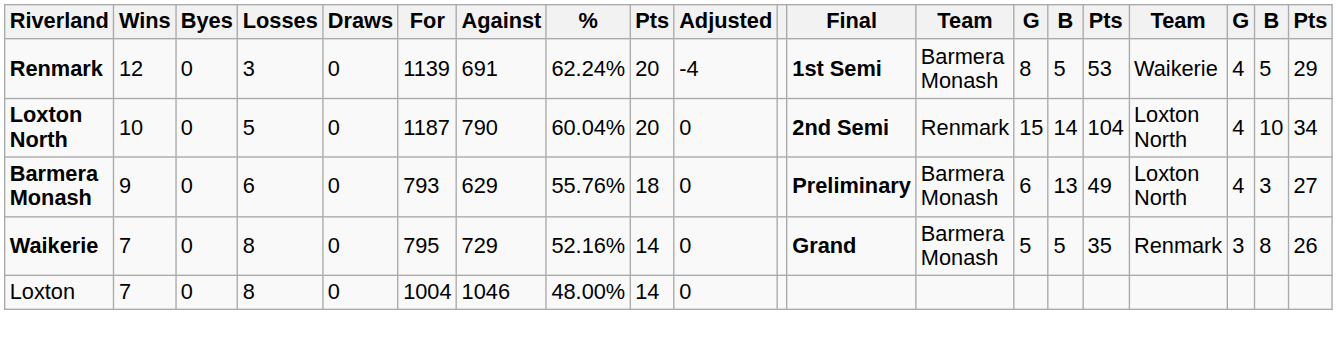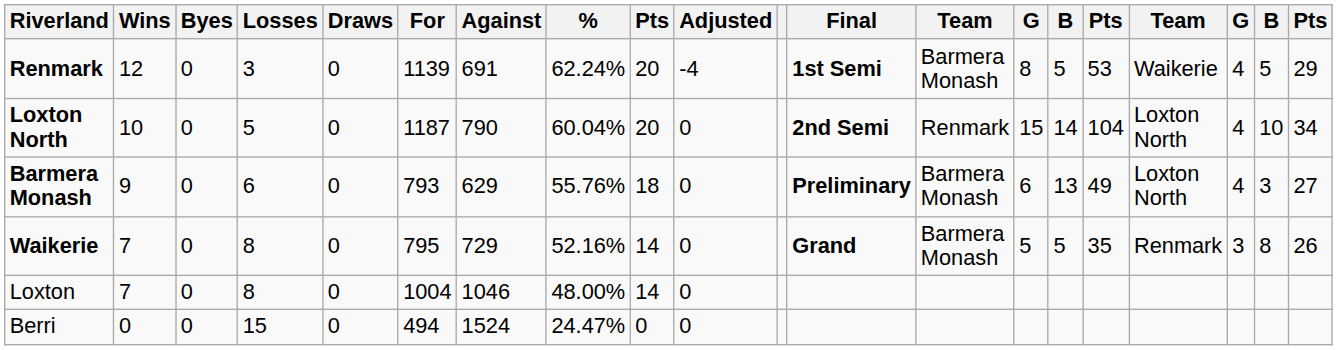+ row: (33, 326)
